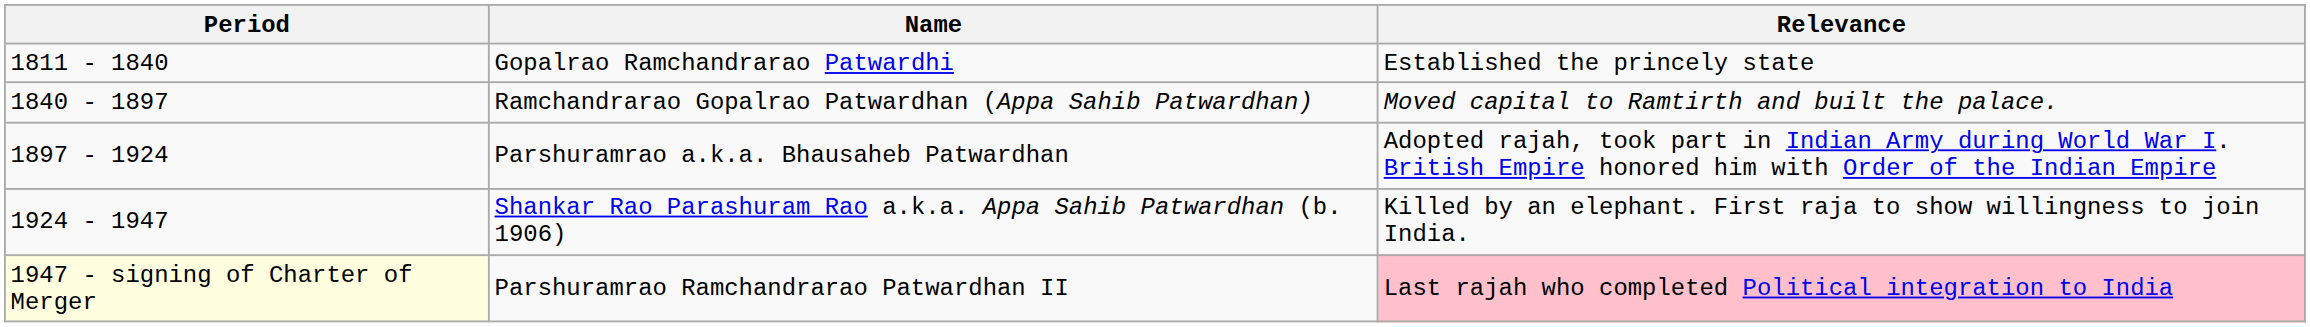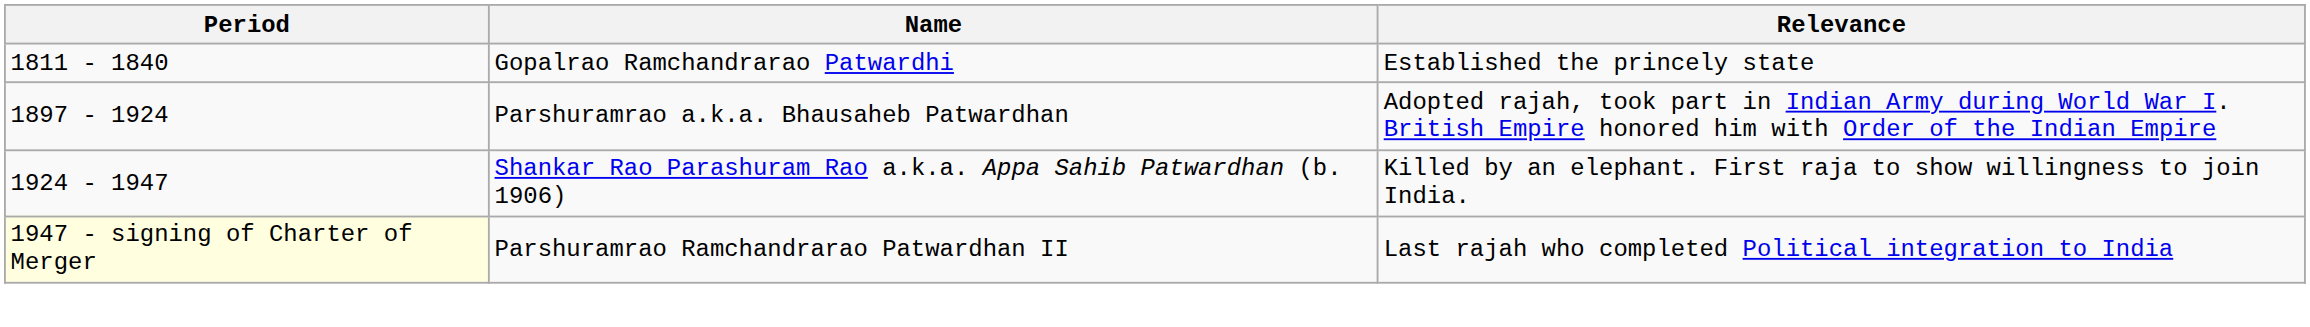- row: (904, 102)
(1778, 288) pink background -> (1778, 249) no background
